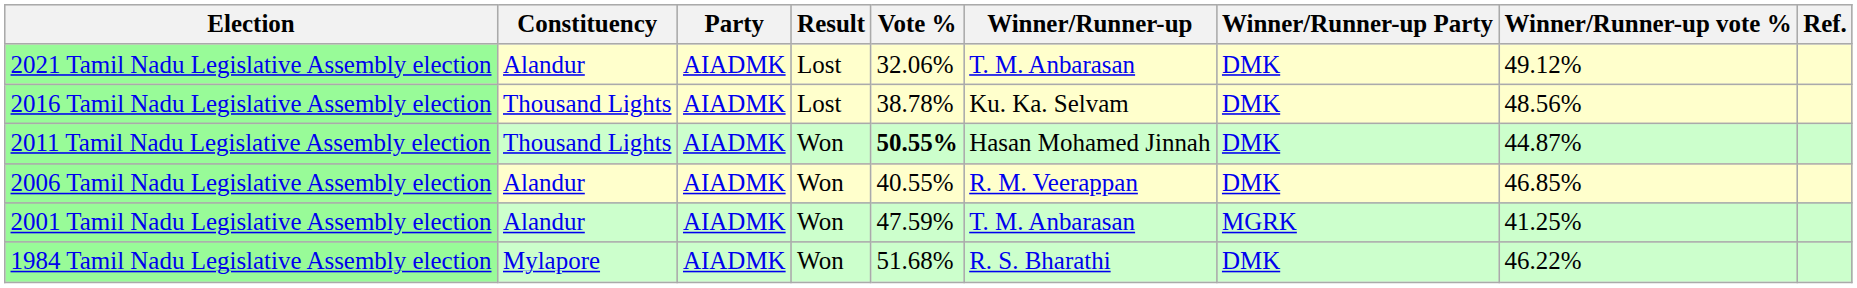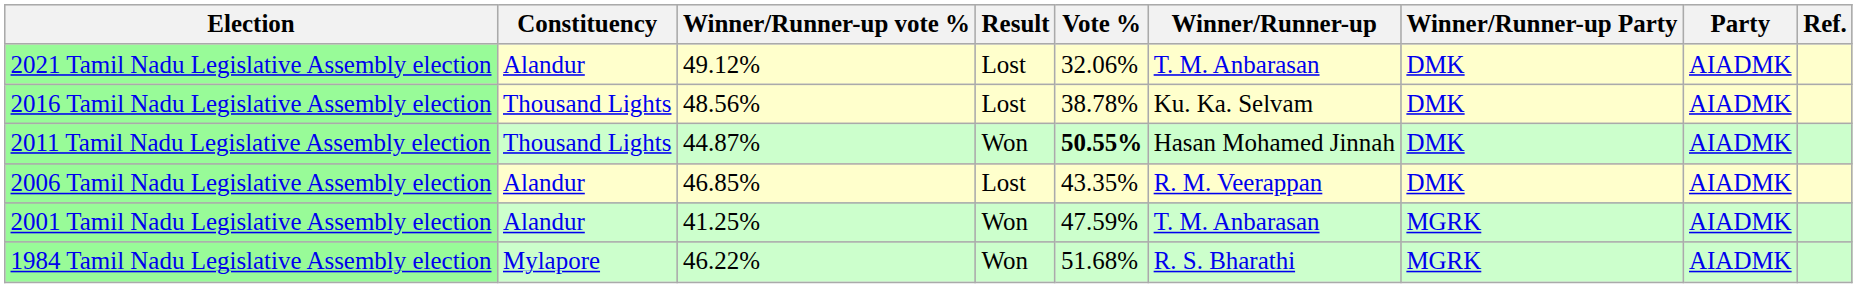columns swapped: (734, 24) <-> (1648, 24)
(820, 182) Won -> (1004, 182) Lost
(915, 182) 40.55% -> (1099, 182) 43.35%
(1251, 261) DMK -> (1444, 261) MGRK
